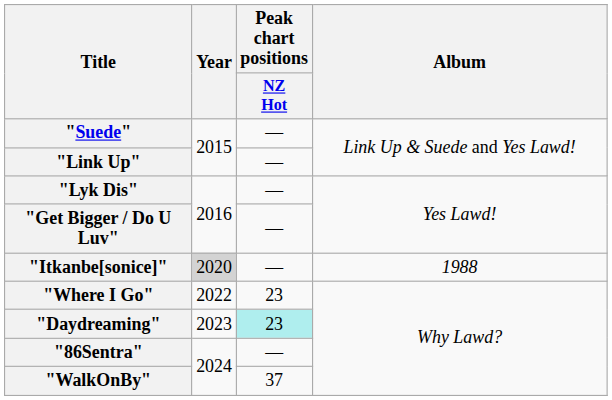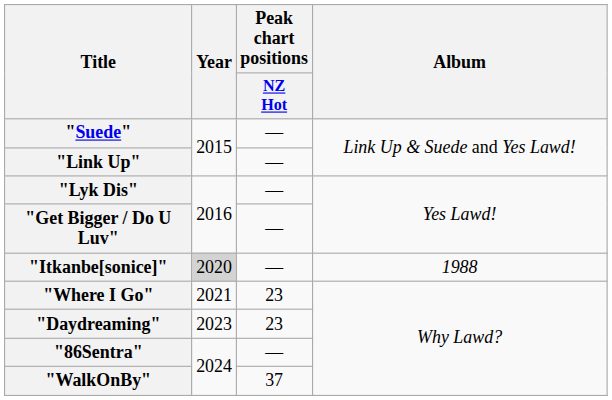(214, 295) 2022 -> (214, 295) 2021
(274, 323) paleturquoise background -> (274, 323) no background
